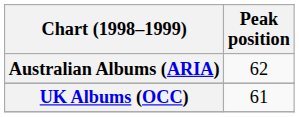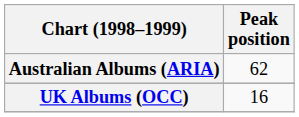(259, 97) 61 -> (259, 97) 16
